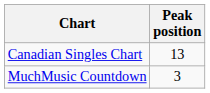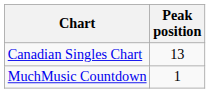(177, 76) 3 -> (177, 76) 1
